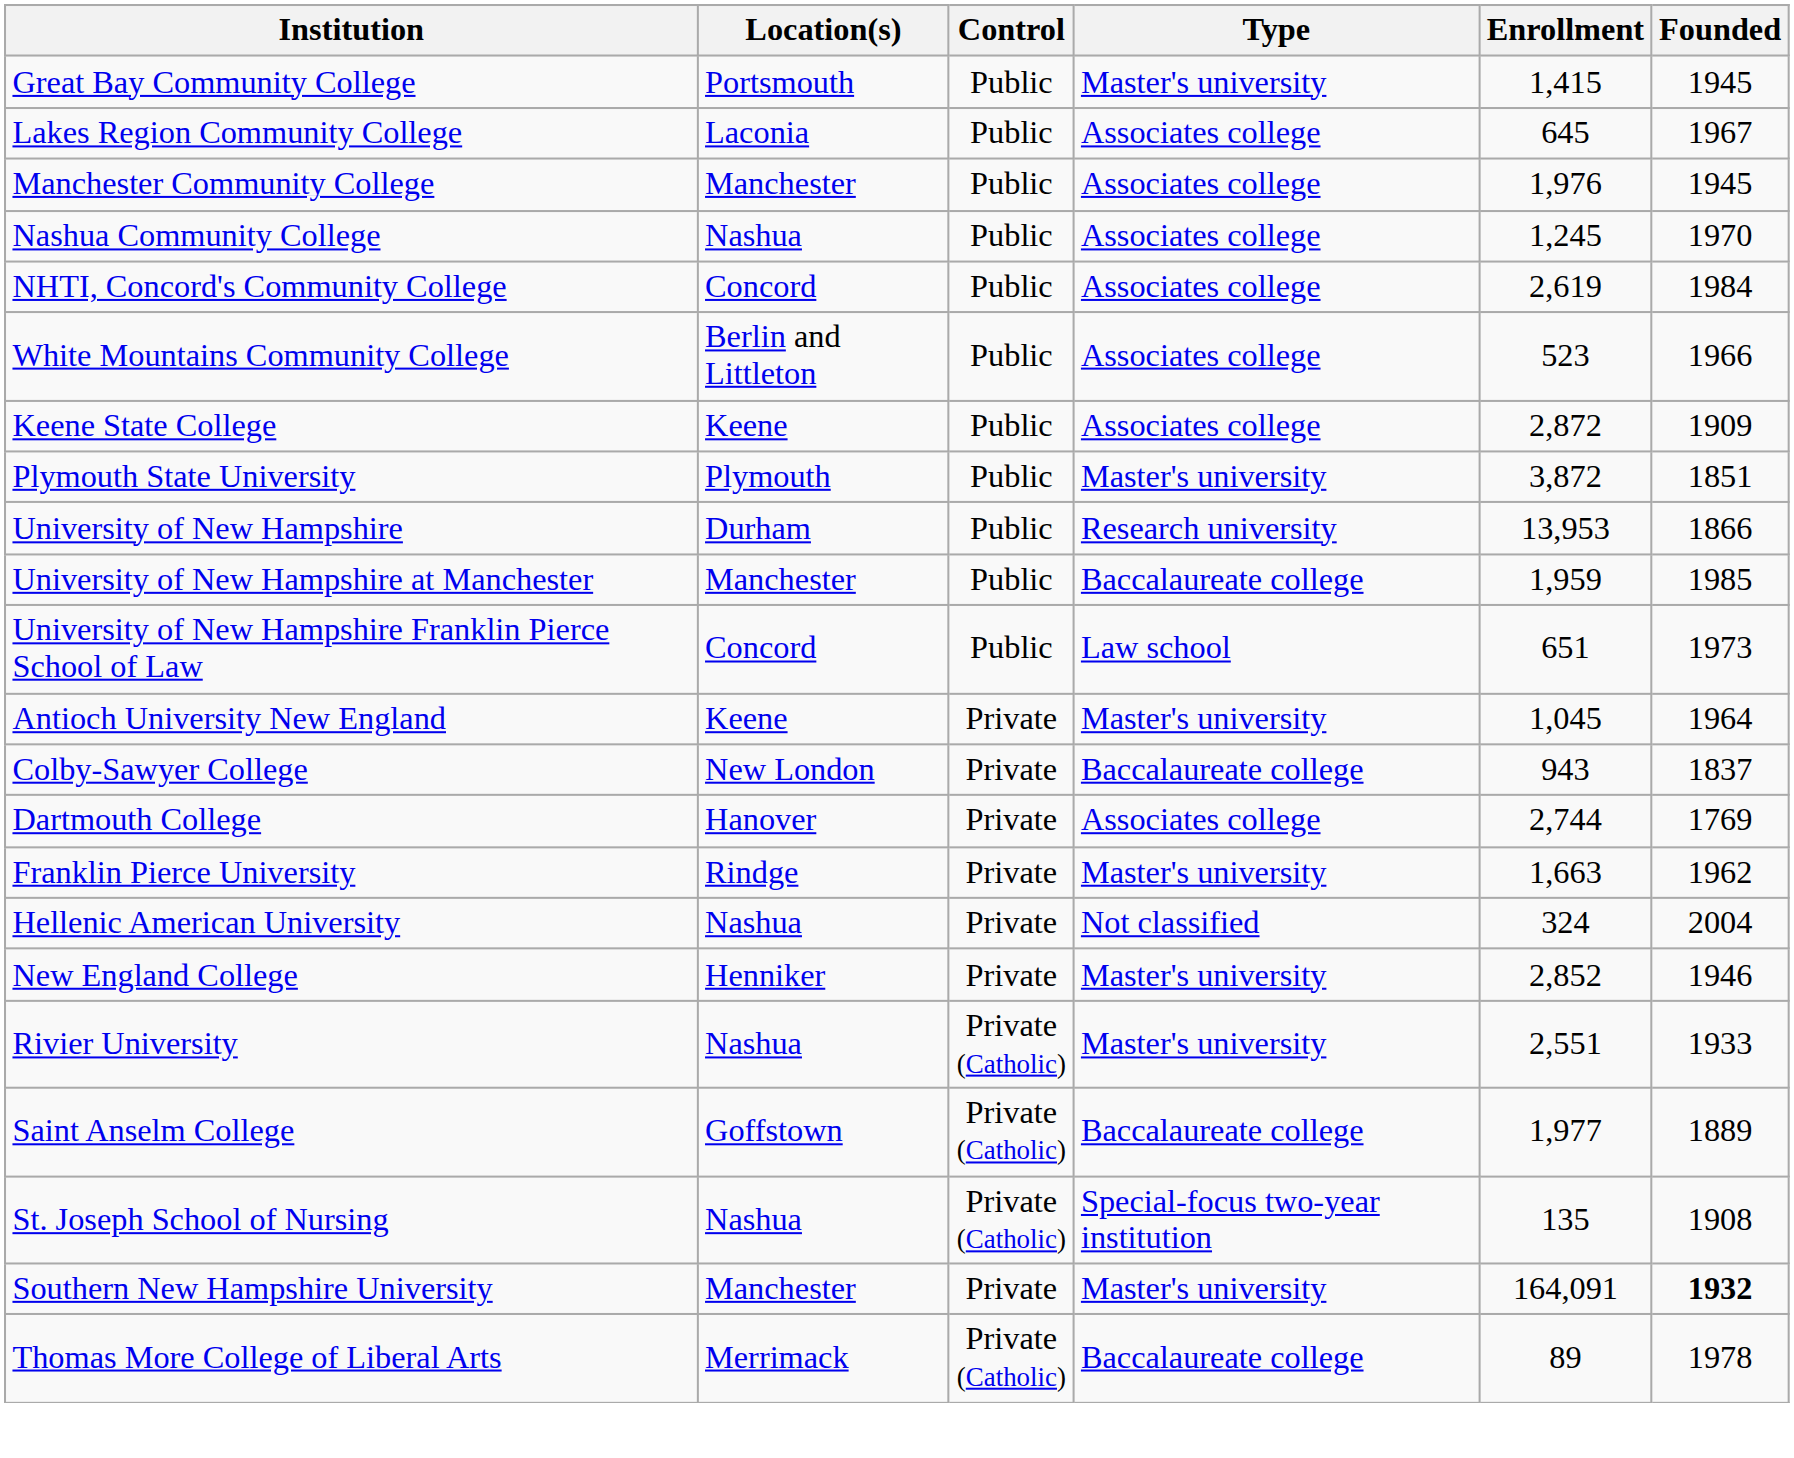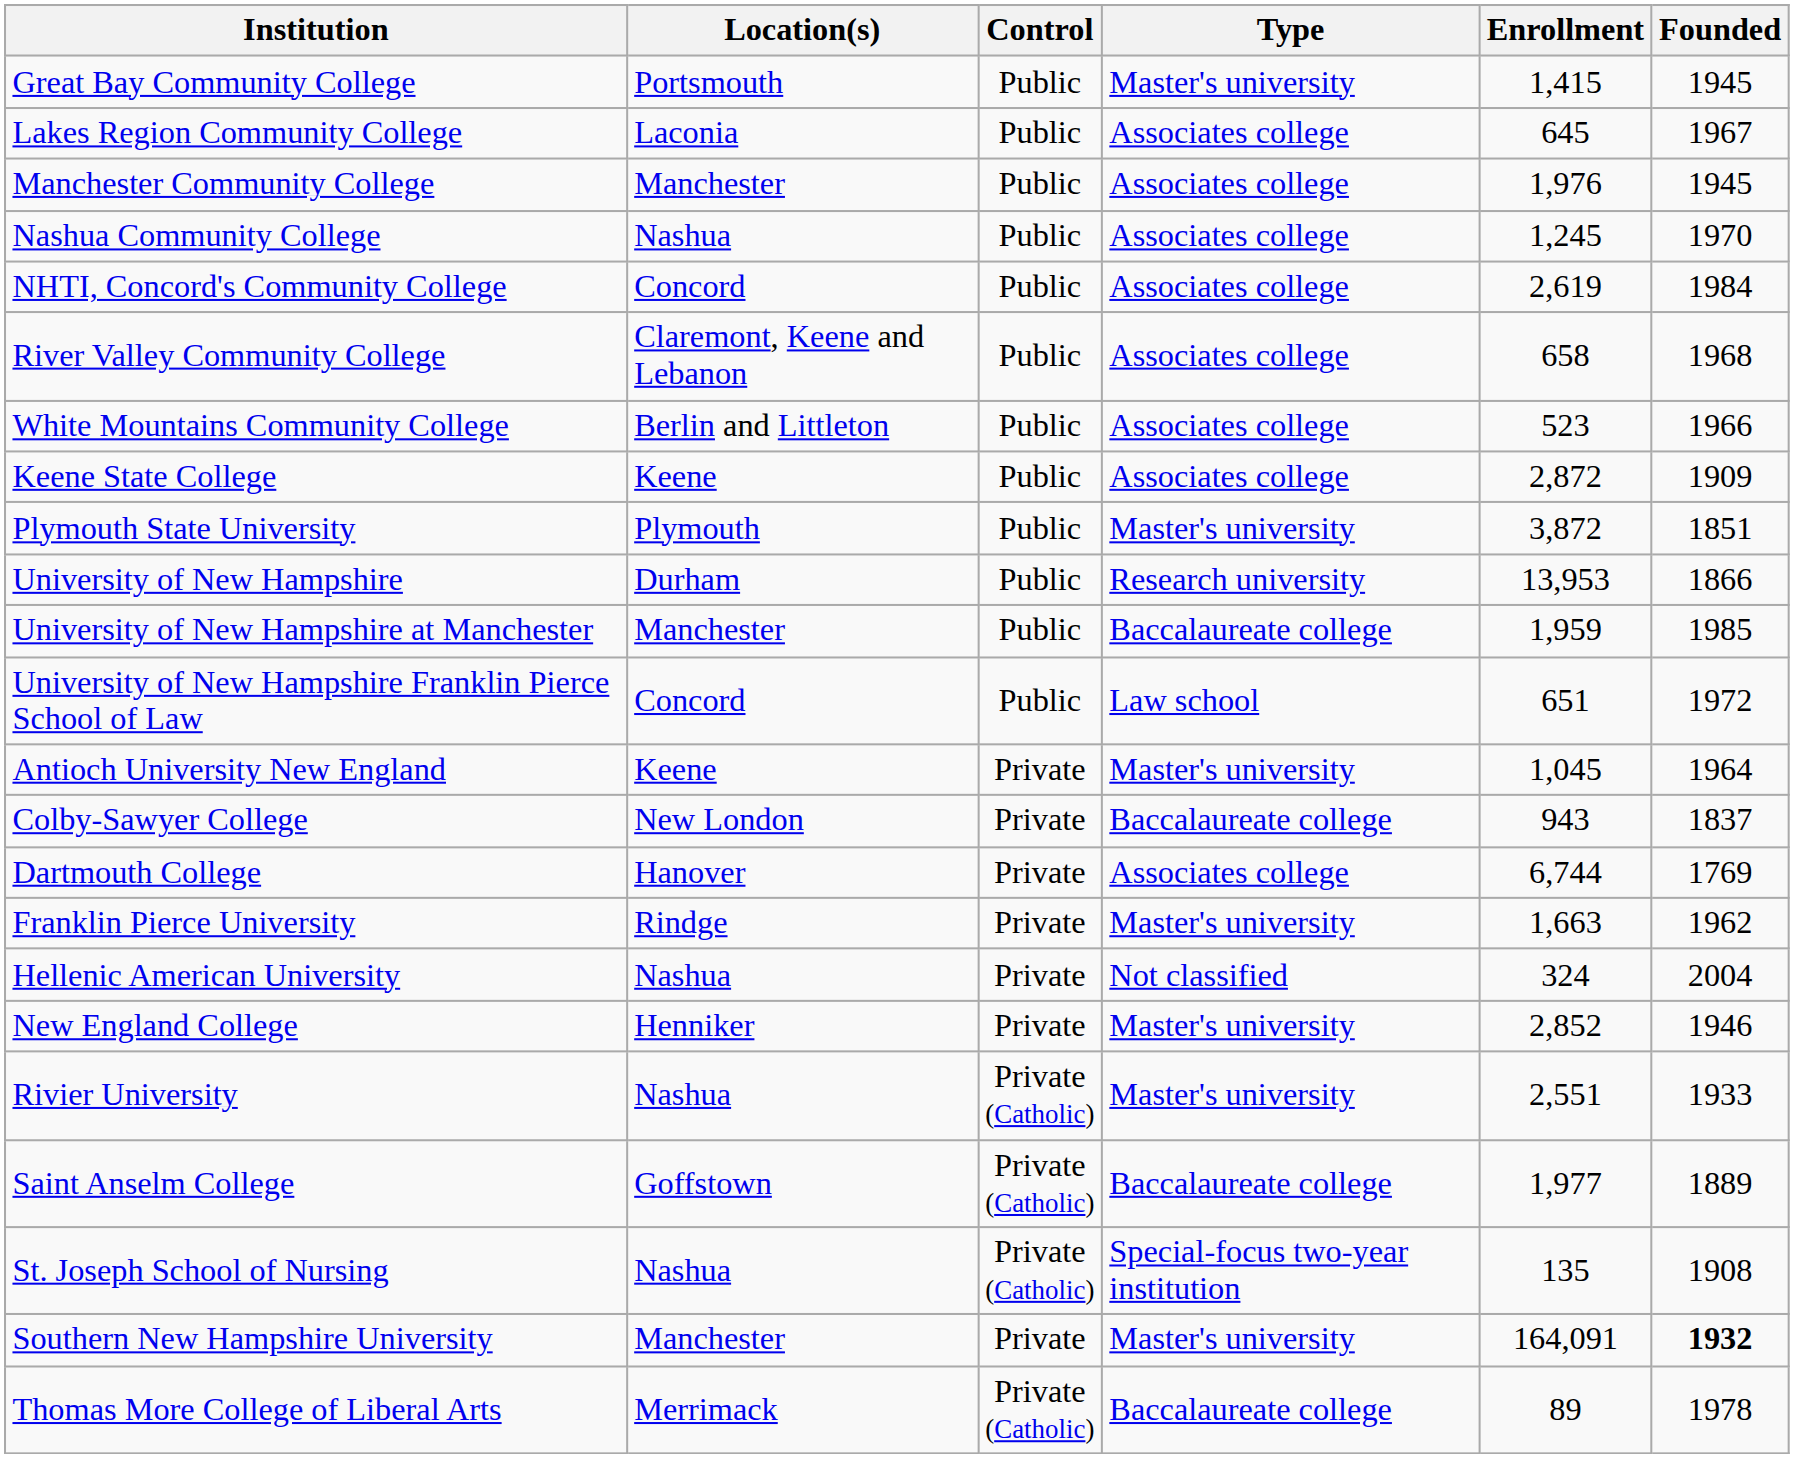+ row: (229, 355)
(1720, 648) 1973 -> (1720, 699) 1972
(1565, 820) 2,744 -> (1565, 871) 6,744
